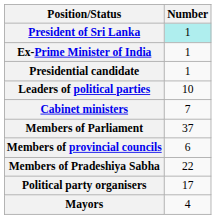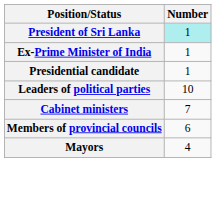- row: (84, 128)
- row: (84, 166)
- row: (84, 185)
